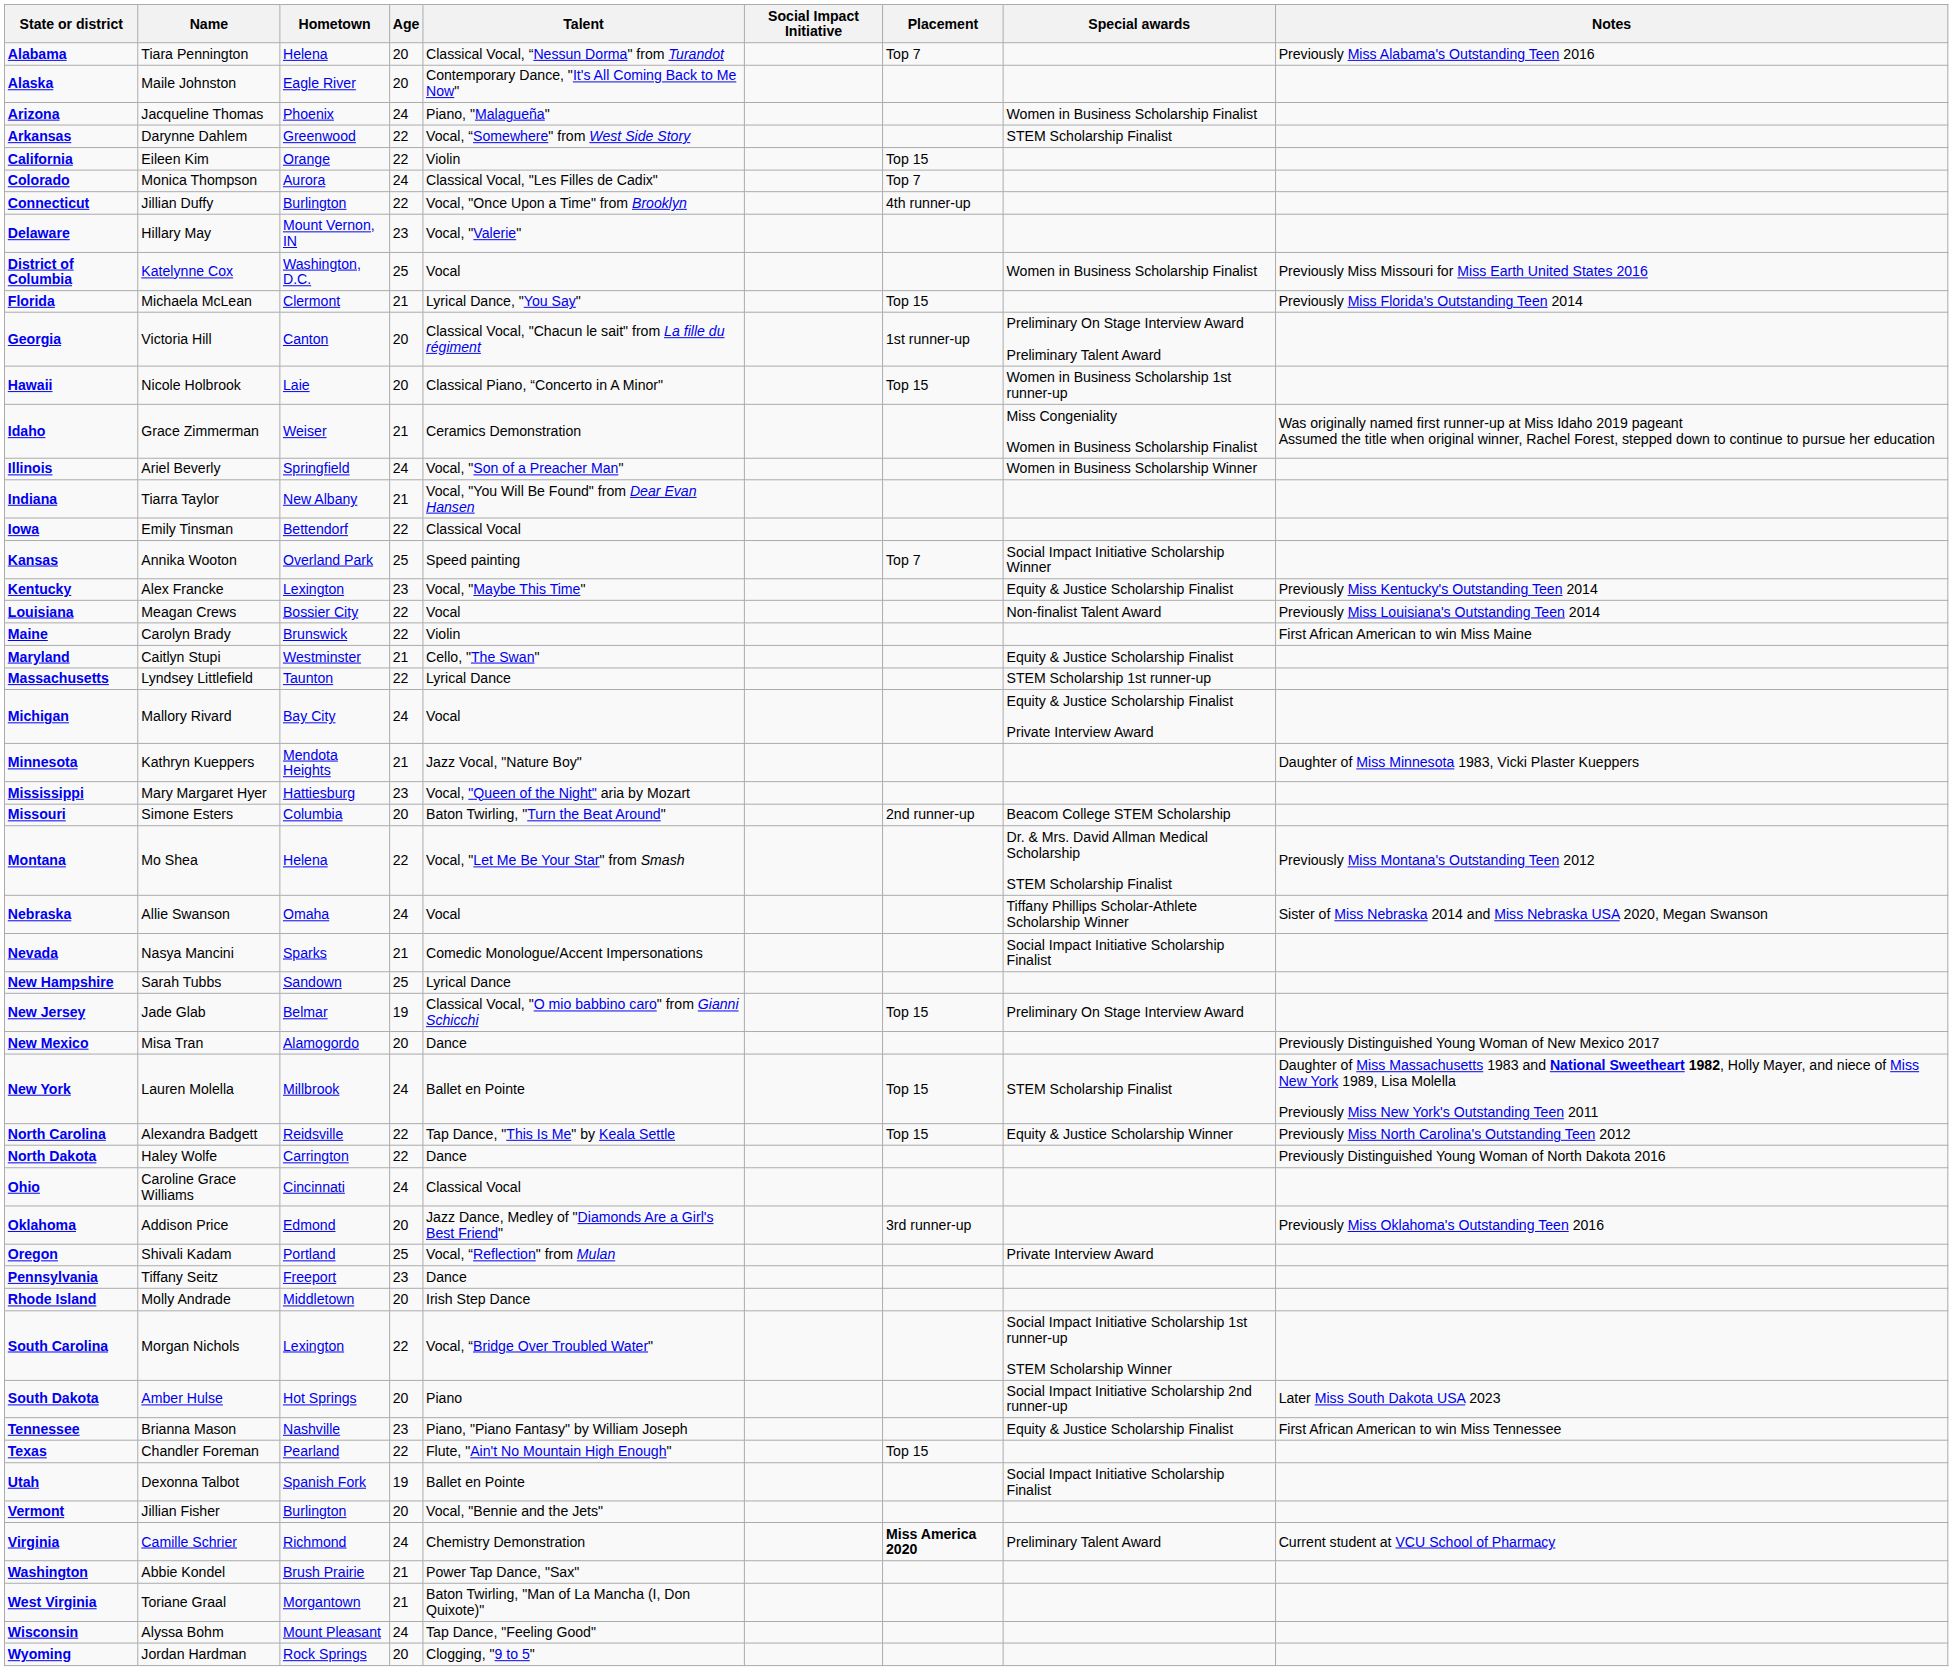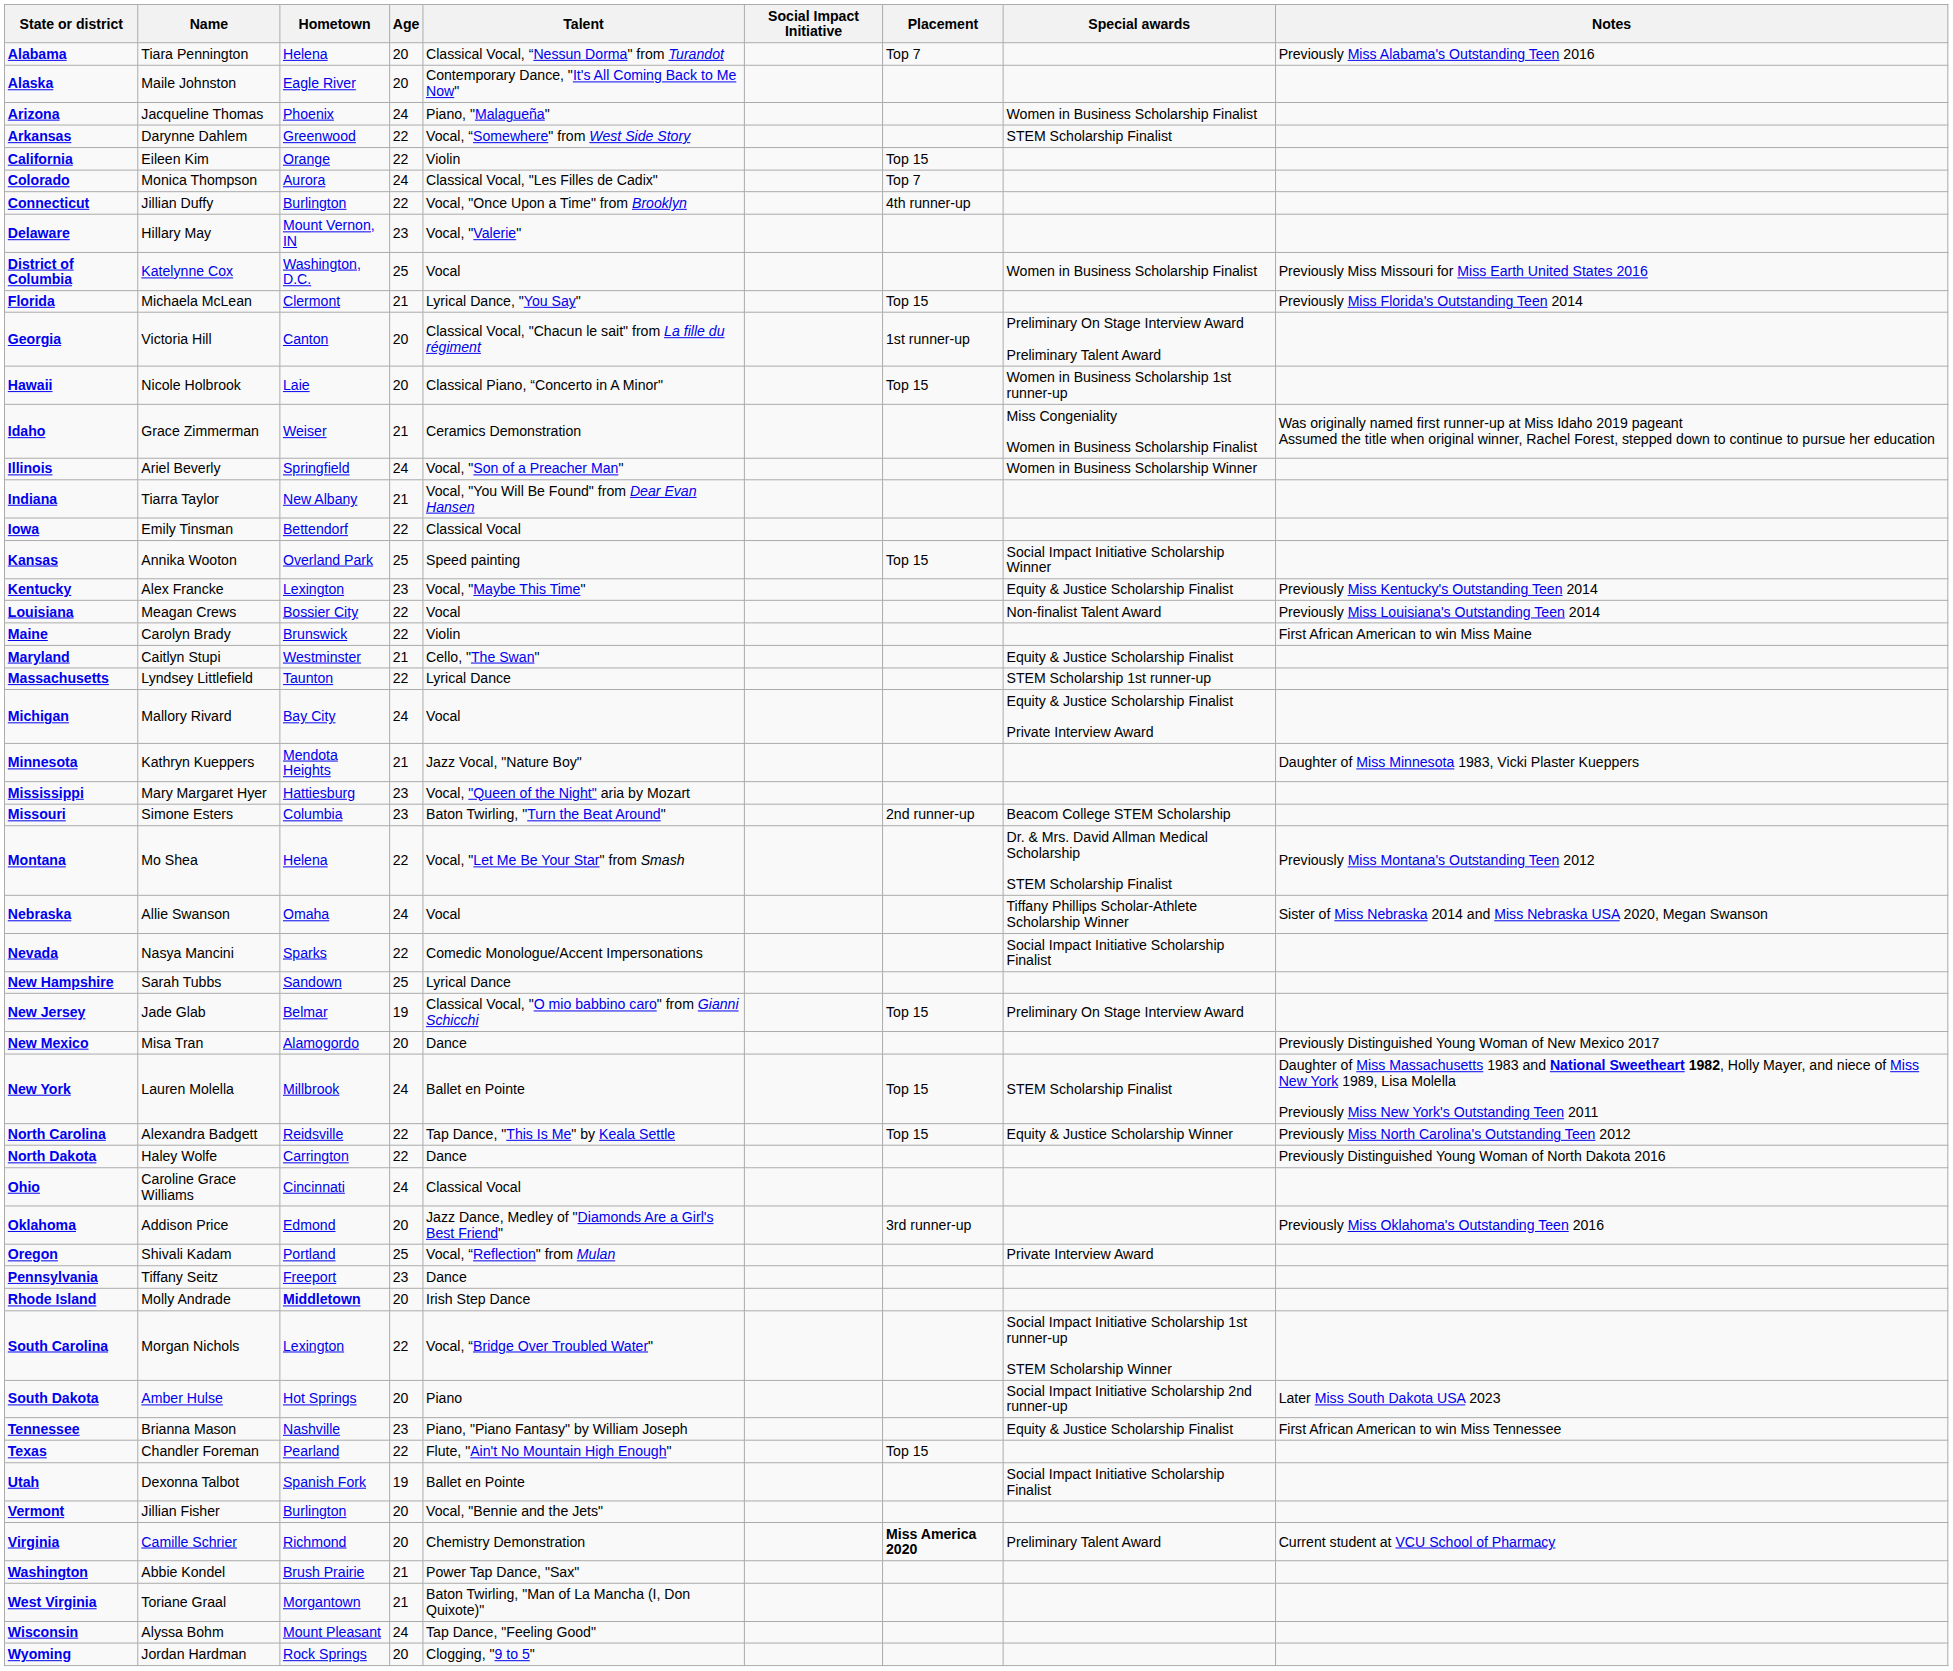(903, 560) Top 7 -> (907, 560) Top 15
(401, 815) 20 -> (401, 815) 23
(401, 953) 21 -> (401, 953) 22
(319, 1300) normal -> (322, 1300) bold
(401, 1542) 24 -> (401, 1542) 20
